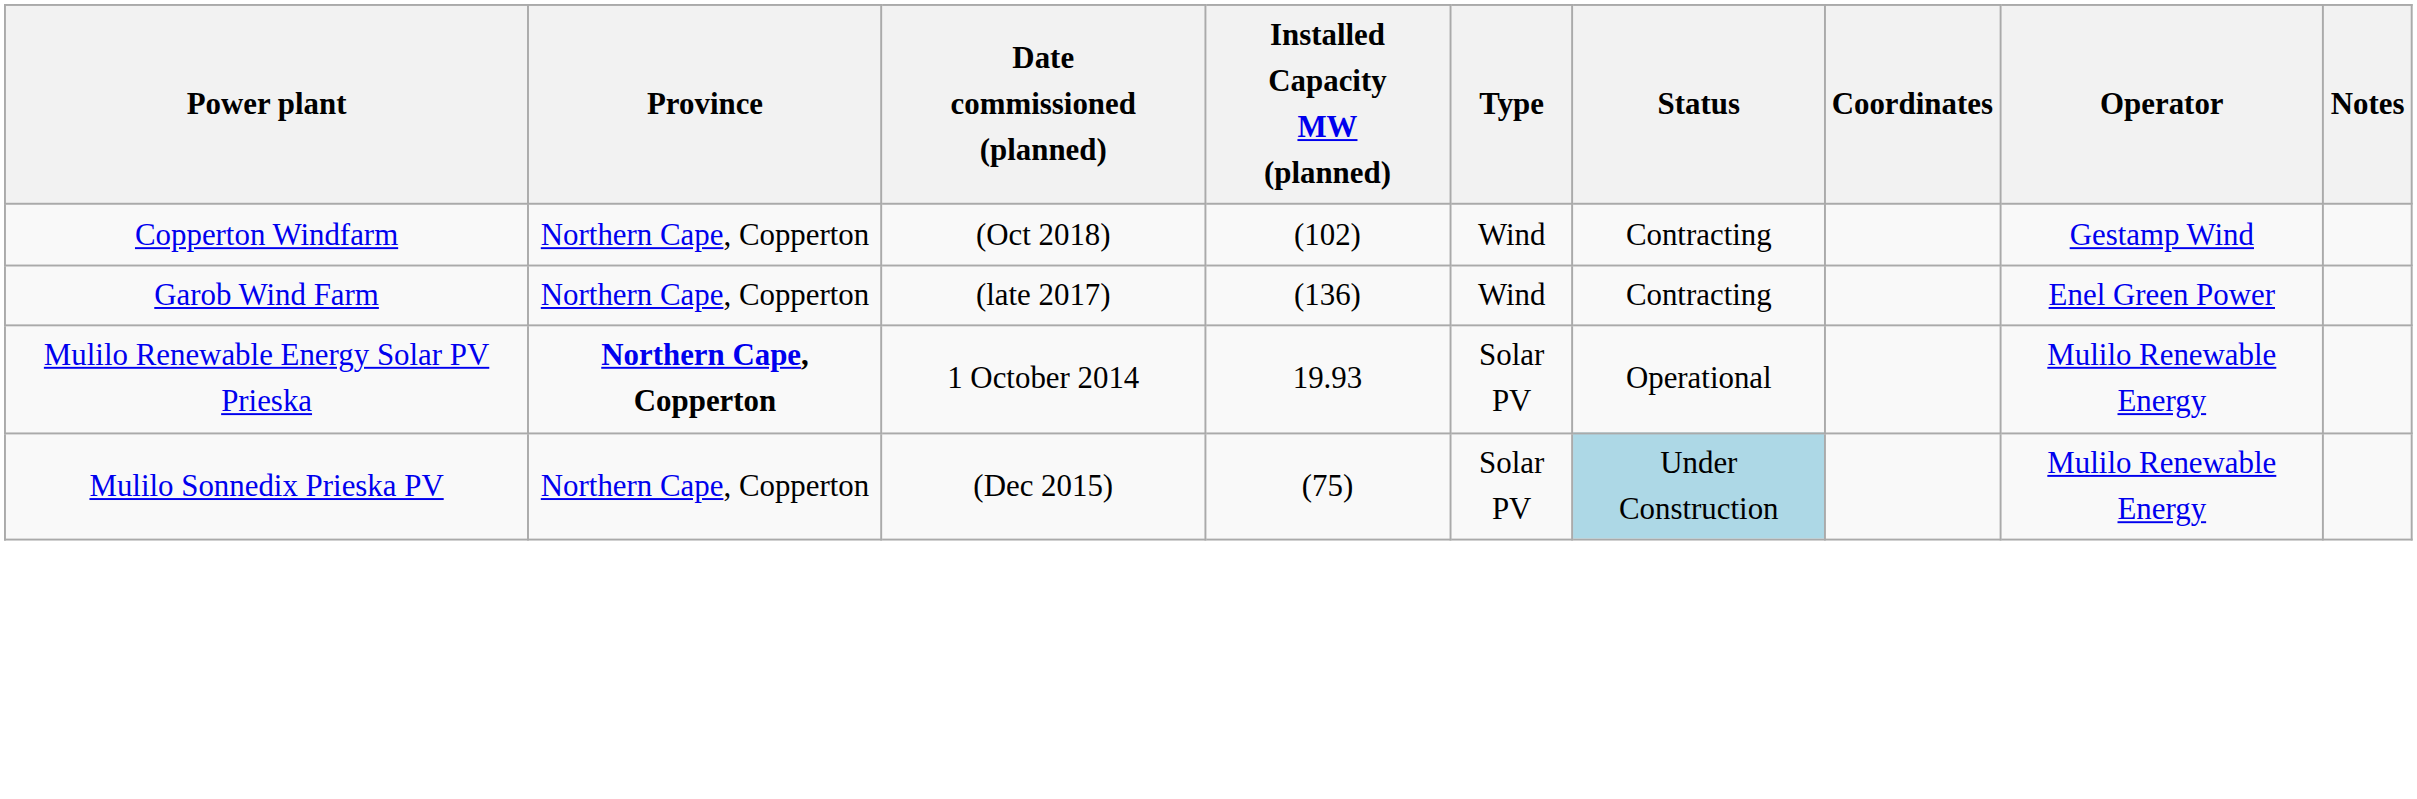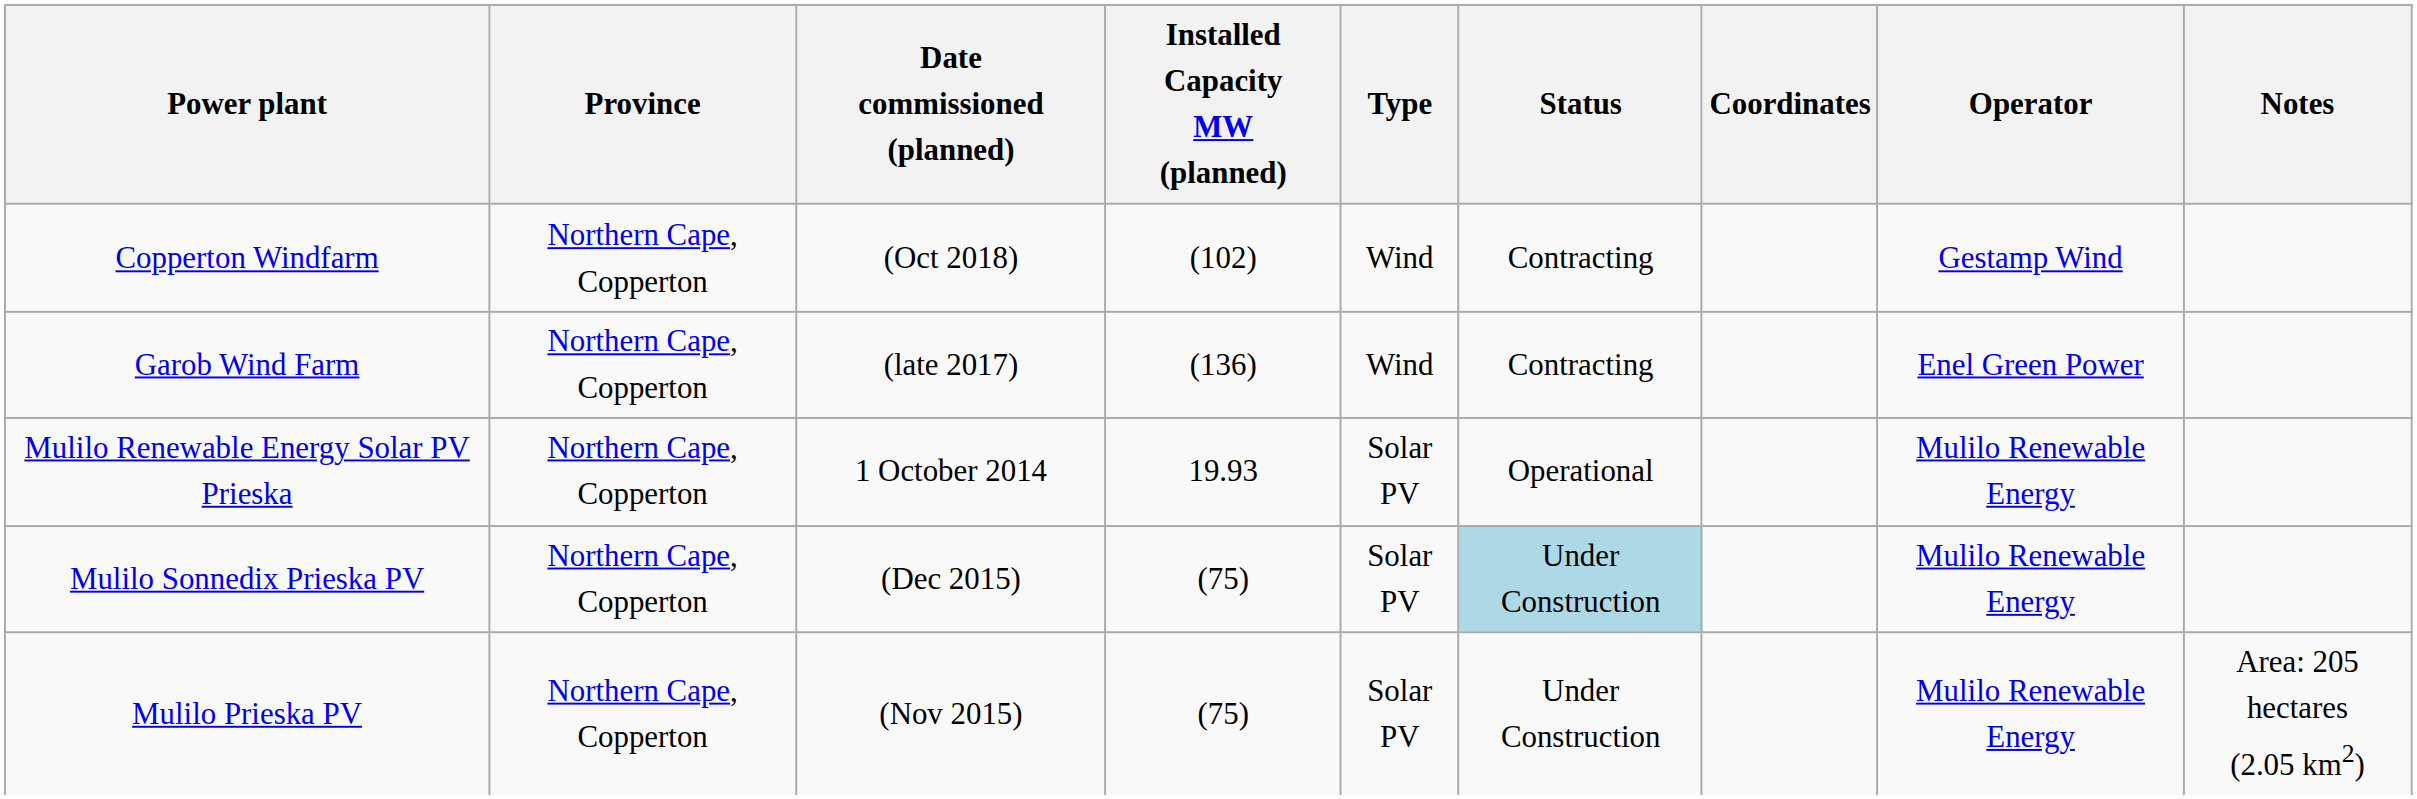(705, 378) bold -> (643, 471) normal
+ row: (247, 713)
